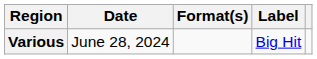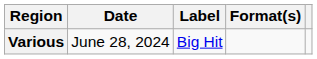columns swapped: (213, 16) <-> (278, 16)
